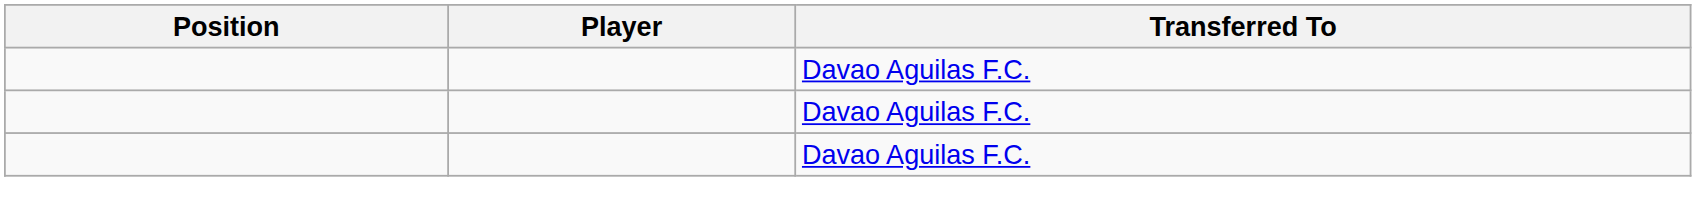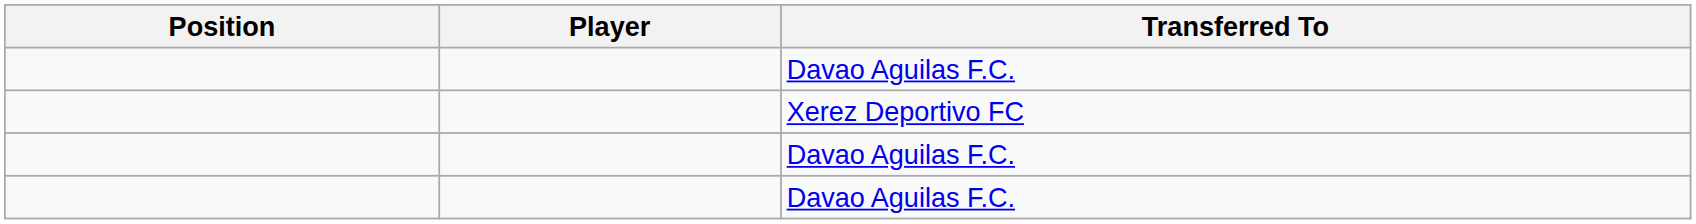+ row: (222, 112)
